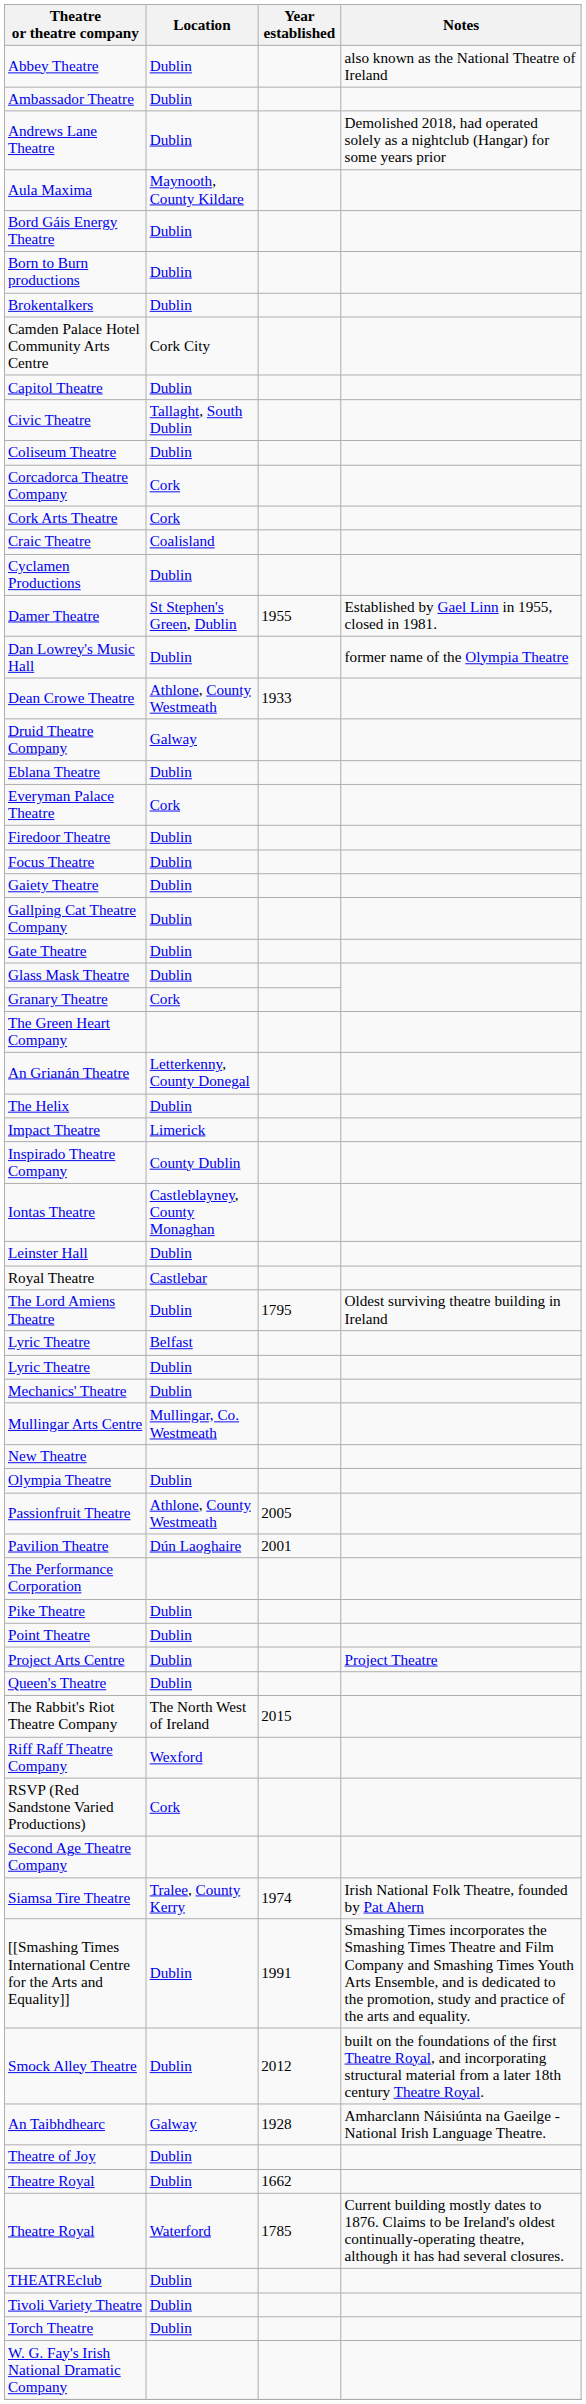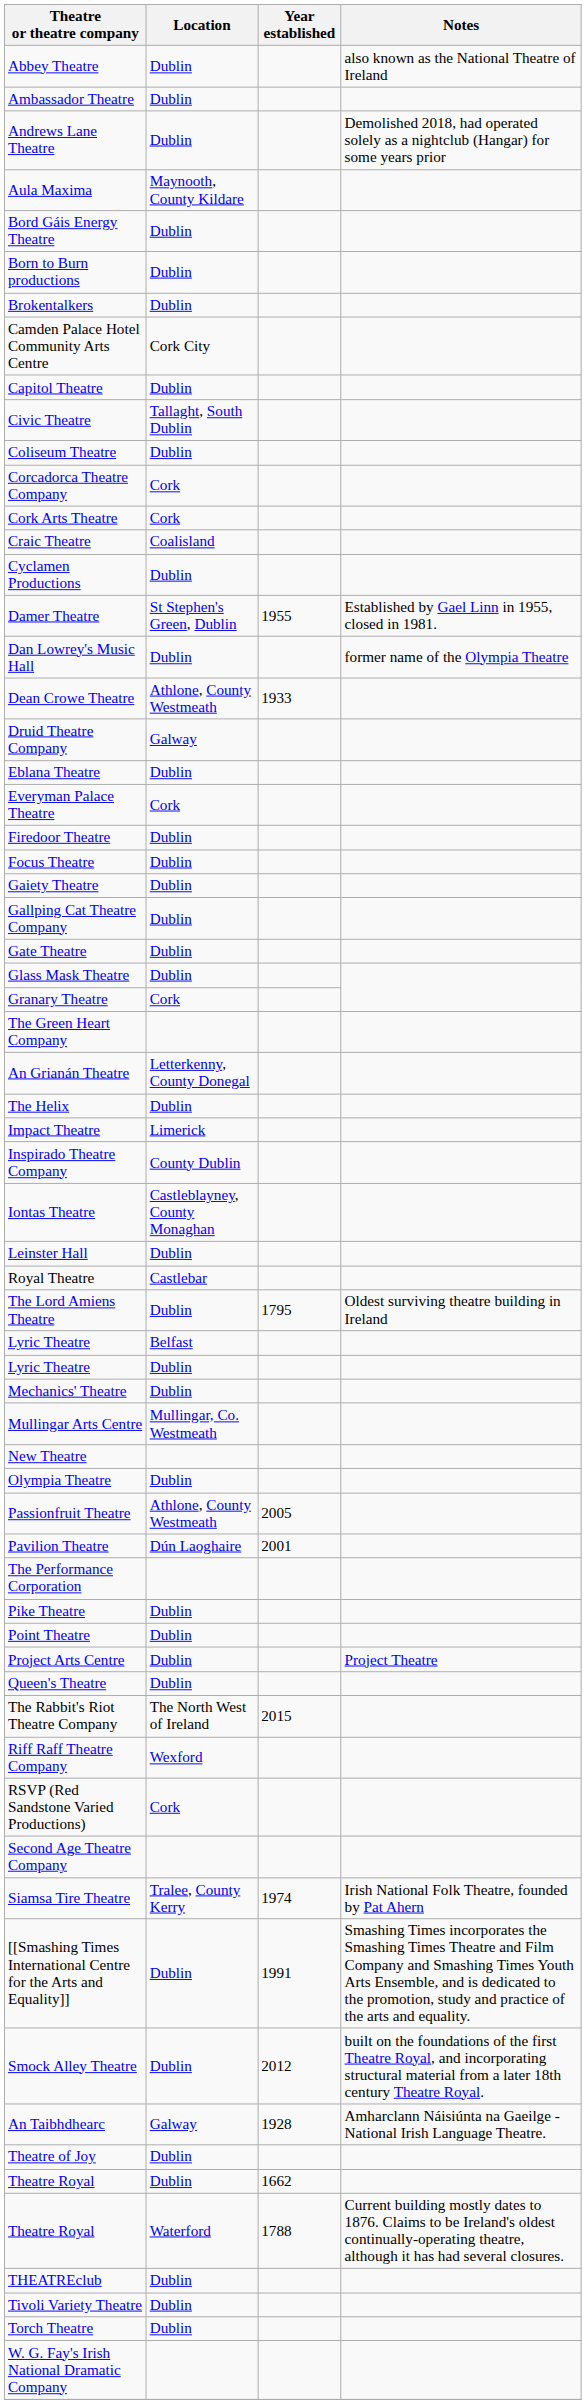(276, 2230) 1785 -> (276, 2230) 1788
